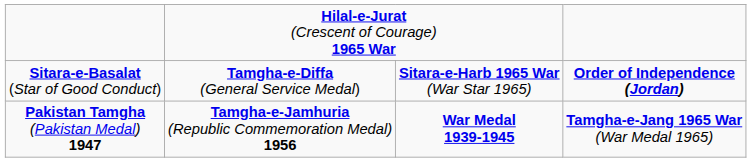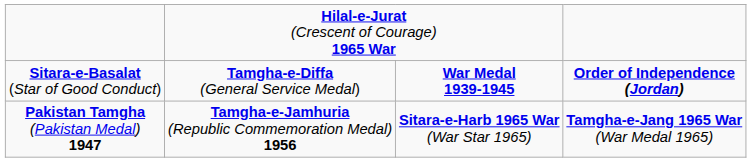(479, 80) Sitara-e-Harb 1965 War (War Star 1965) -> (479, 80) War Medal 1939-1945
(479, 129) War Medal 1939-1945 -> (479, 129) Sitara-e-Harb 1965 War (War Star 1965)
